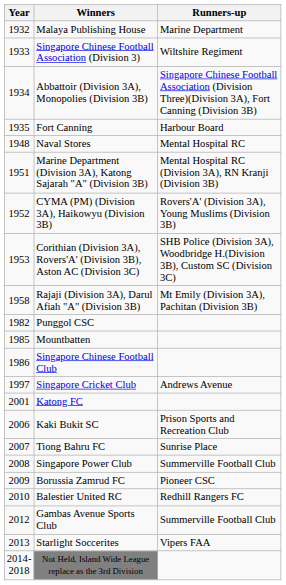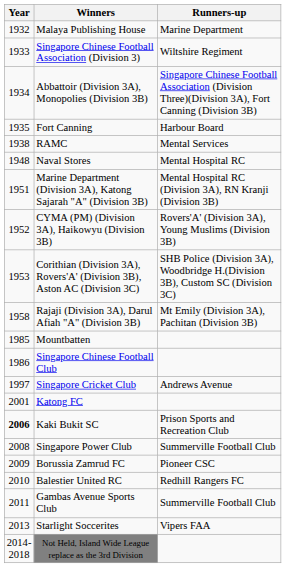+ row: (52, 144)
- row: (65, 322)
(19, 424) normal -> (19, 424) bold
- row: (71, 447)
(19, 520) 2012 -> (19, 503) 2011
